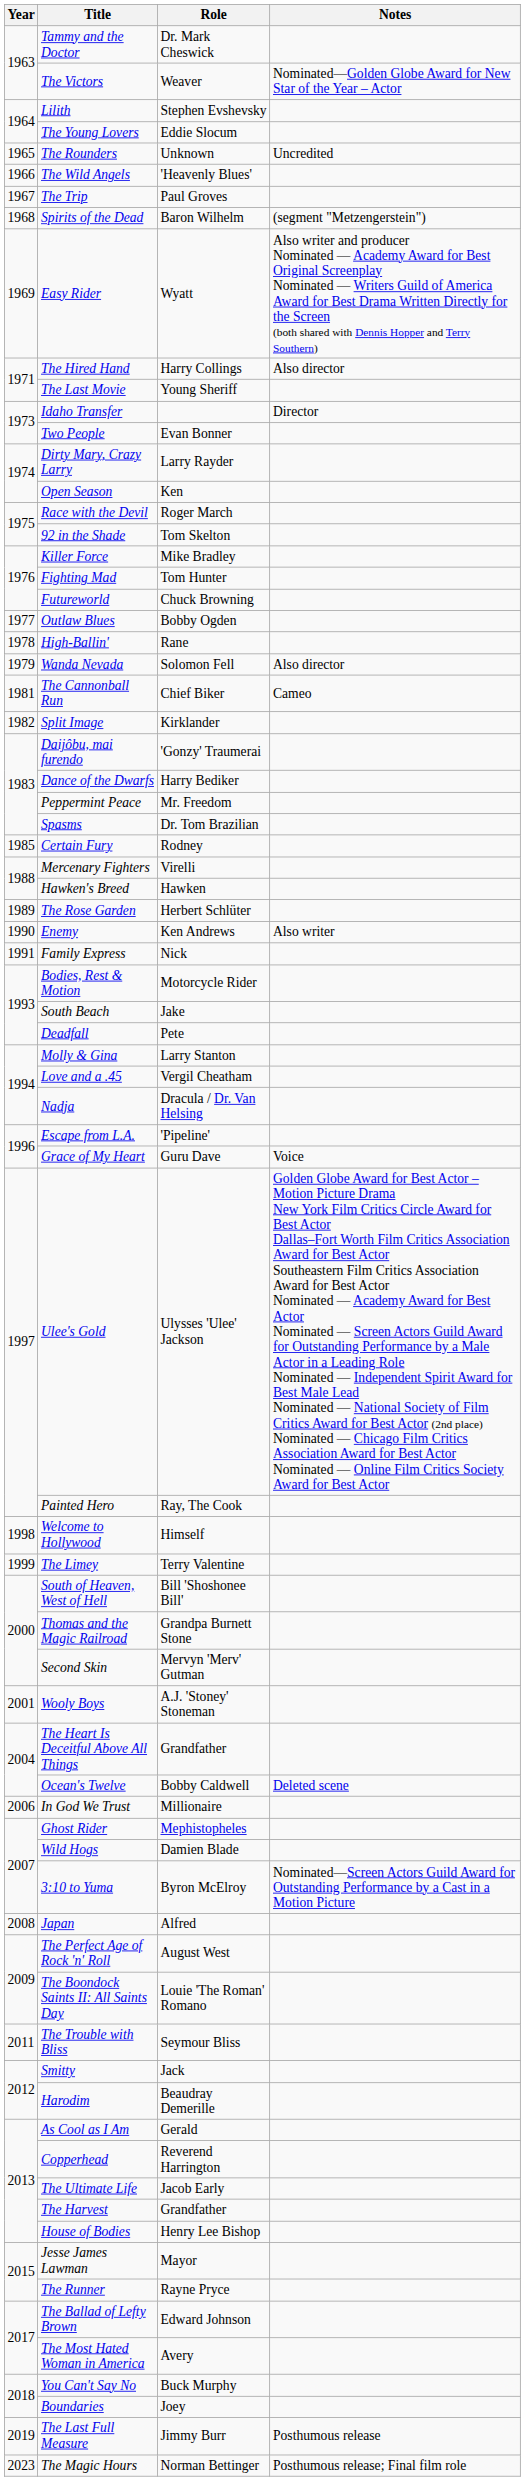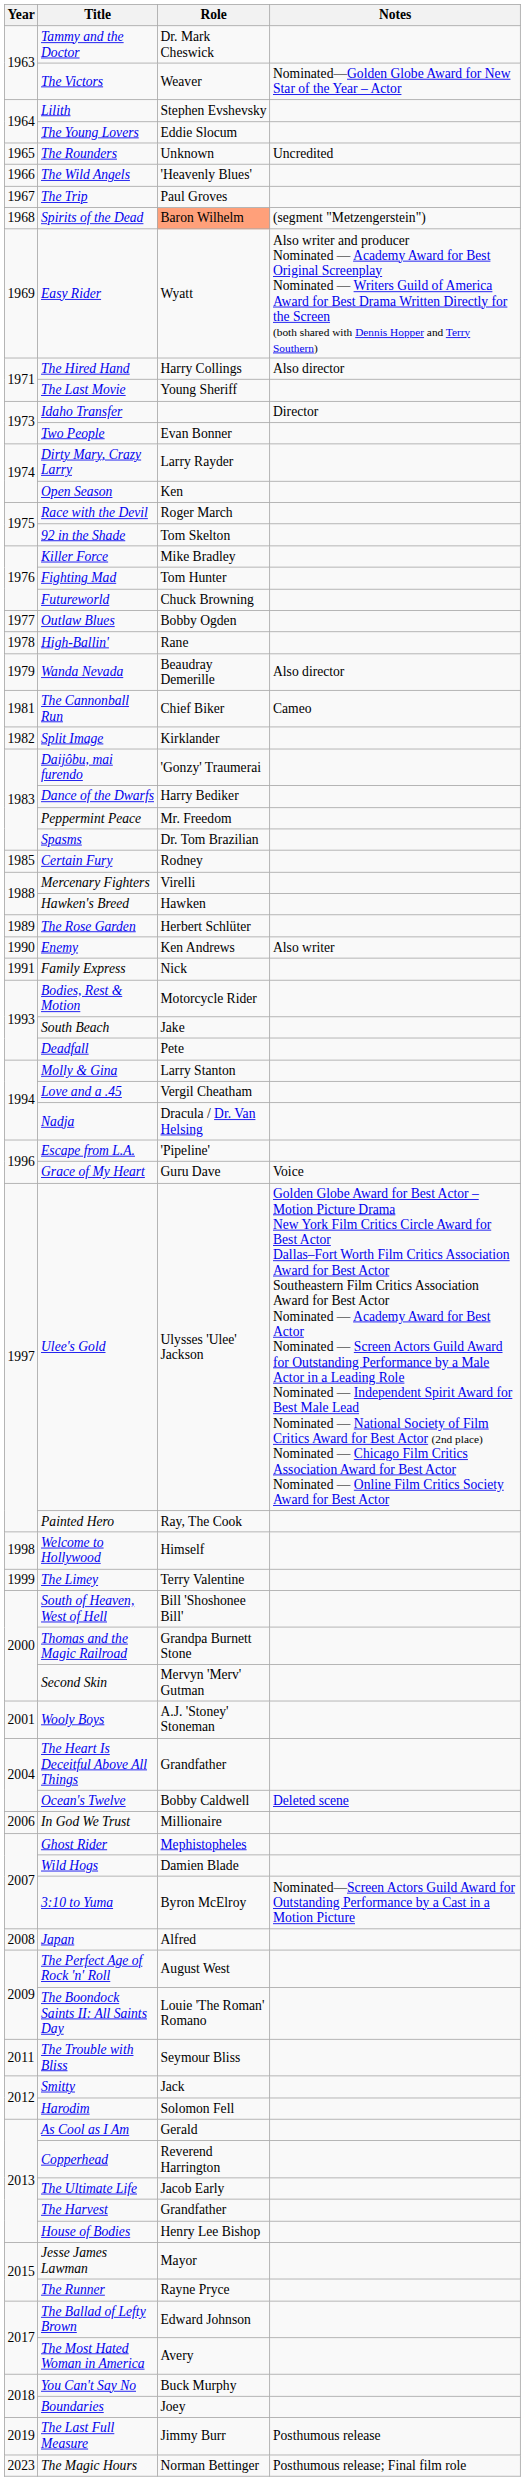(202, 218) no background -> (202, 218) lightsalmon background
(197, 664) Solomon Fell -> (188, 672) Beaudray Demerille
(188, 2100) Beaudray Demerille -> (197, 2108) Solomon Fell
